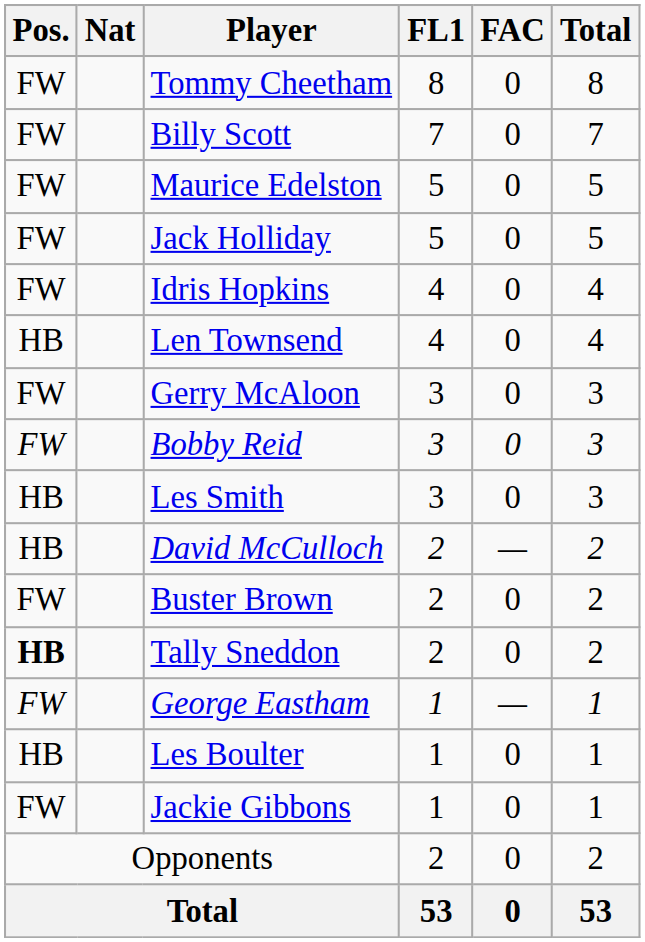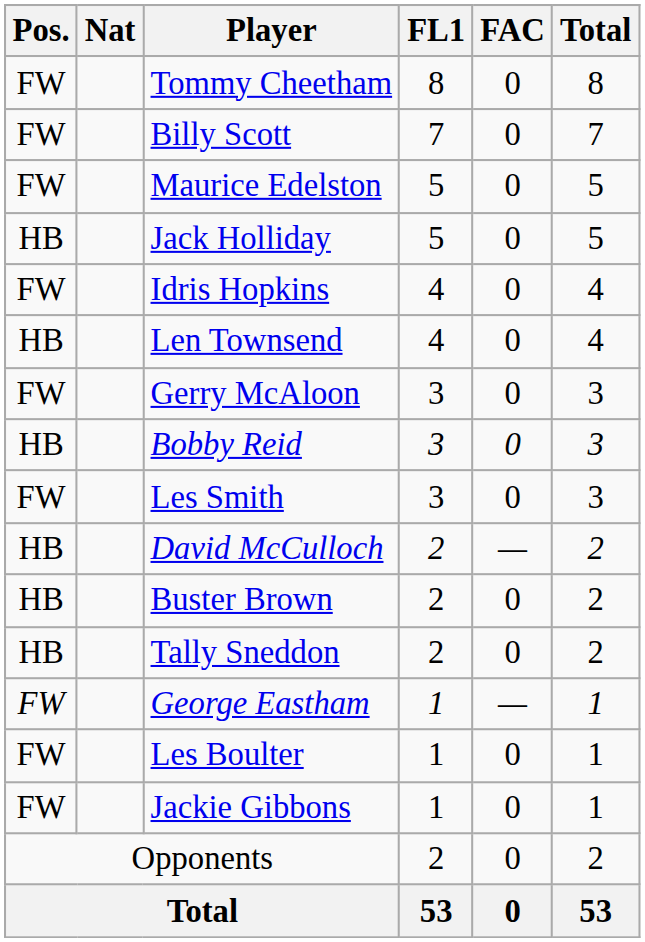(41, 237) FW -> (41, 237) HB
(41, 444) FW -> (41, 444) HB
(41, 496) HB -> (41, 496) FW
(41, 599) FW -> (41, 599) HB
(41, 651) bold -> (41, 651) normal
(41, 755) HB -> (41, 755) FW
